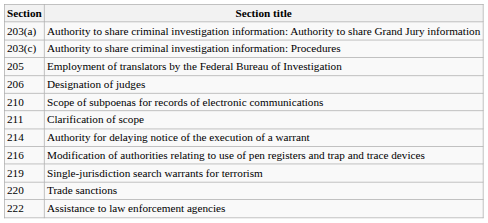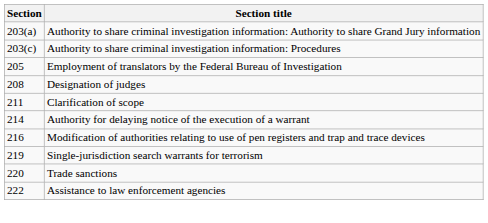(15, 84) 206 -> (15, 84) 208
- row: (185, 102)
